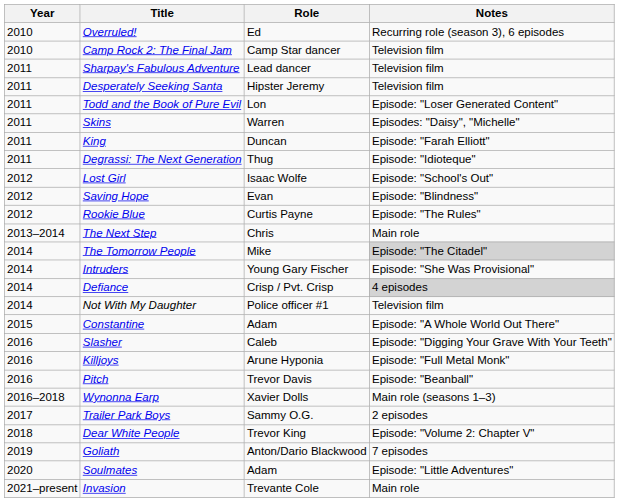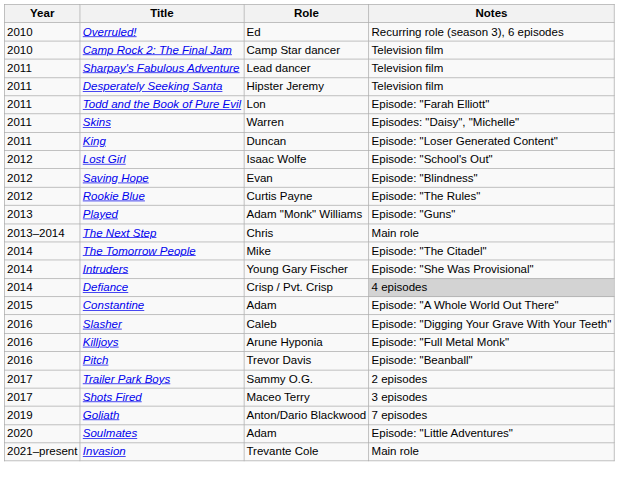(465, 104) Episode: "Loser Generated Content" -> (430, 104) Episode: "Farah Elliott"
(431, 141) Episode: "Farah Elliott" -> (465, 141) Episode: "Loser Generated Content"
- row: (162, 159)
+ row: (100, 214)
(430, 251) lightgrey background -> (429, 251) no background
- row: (139, 305)
- row: (121, 397)
+ row: (112, 397)
- row: (131, 433)
